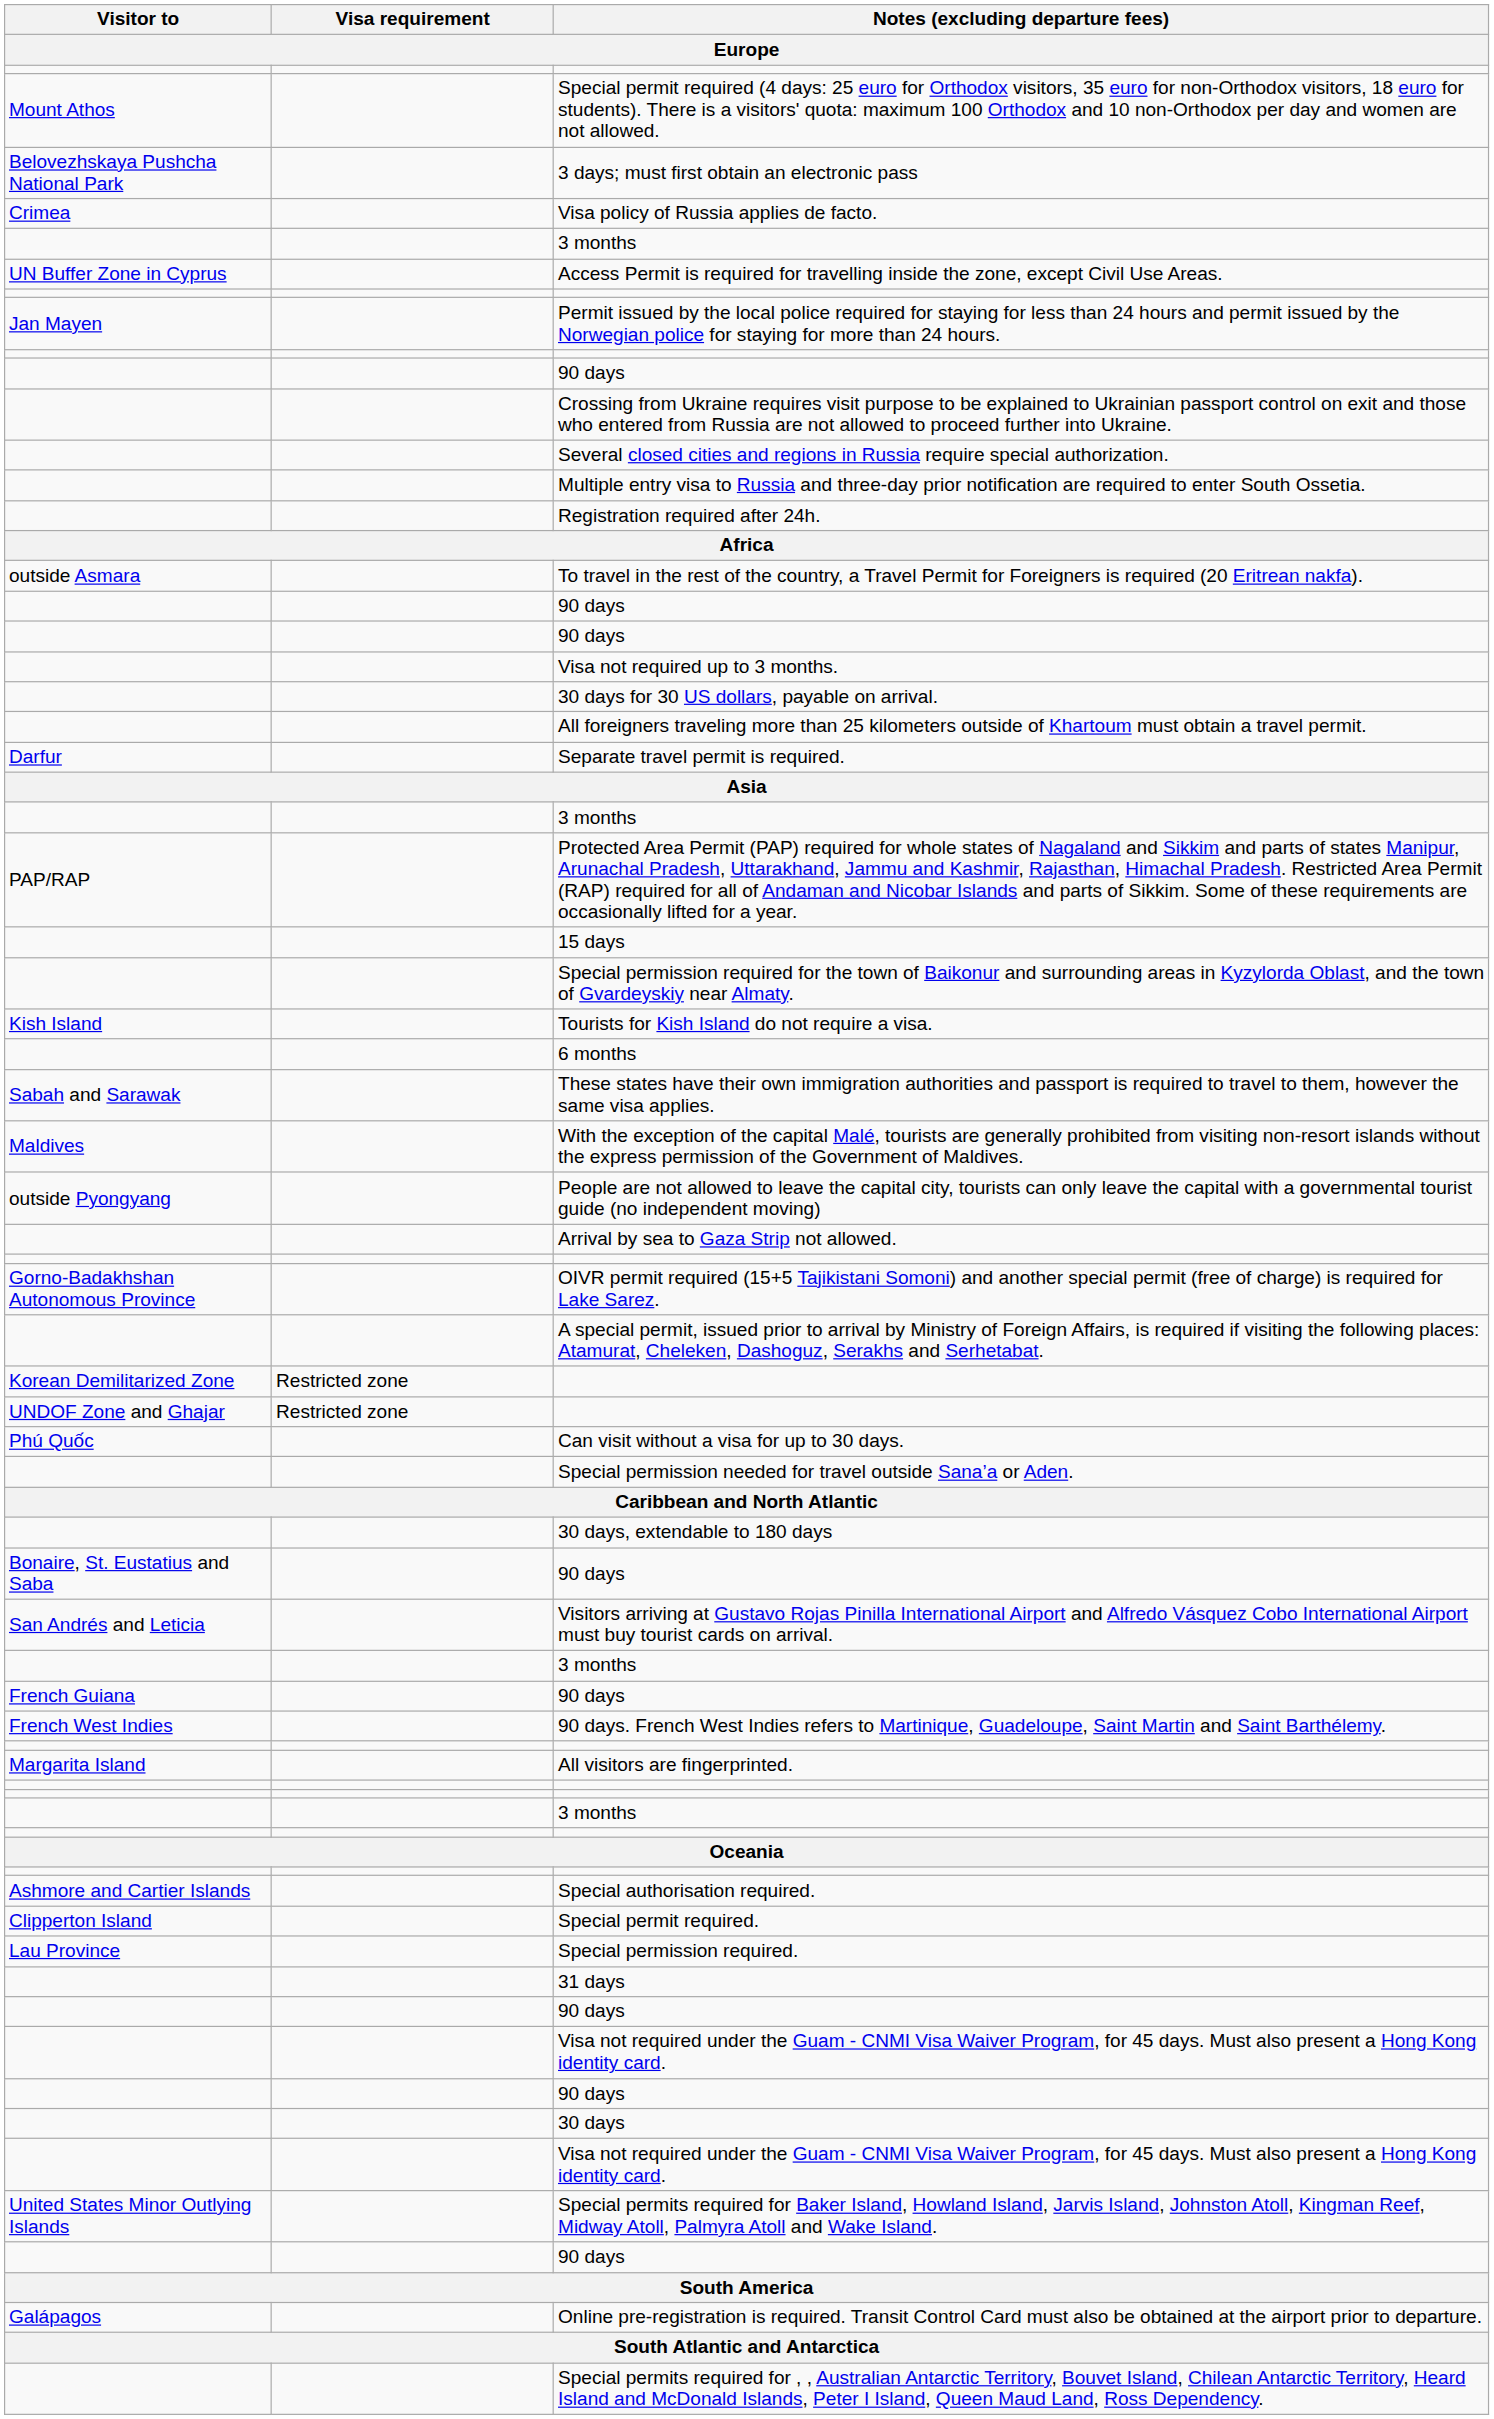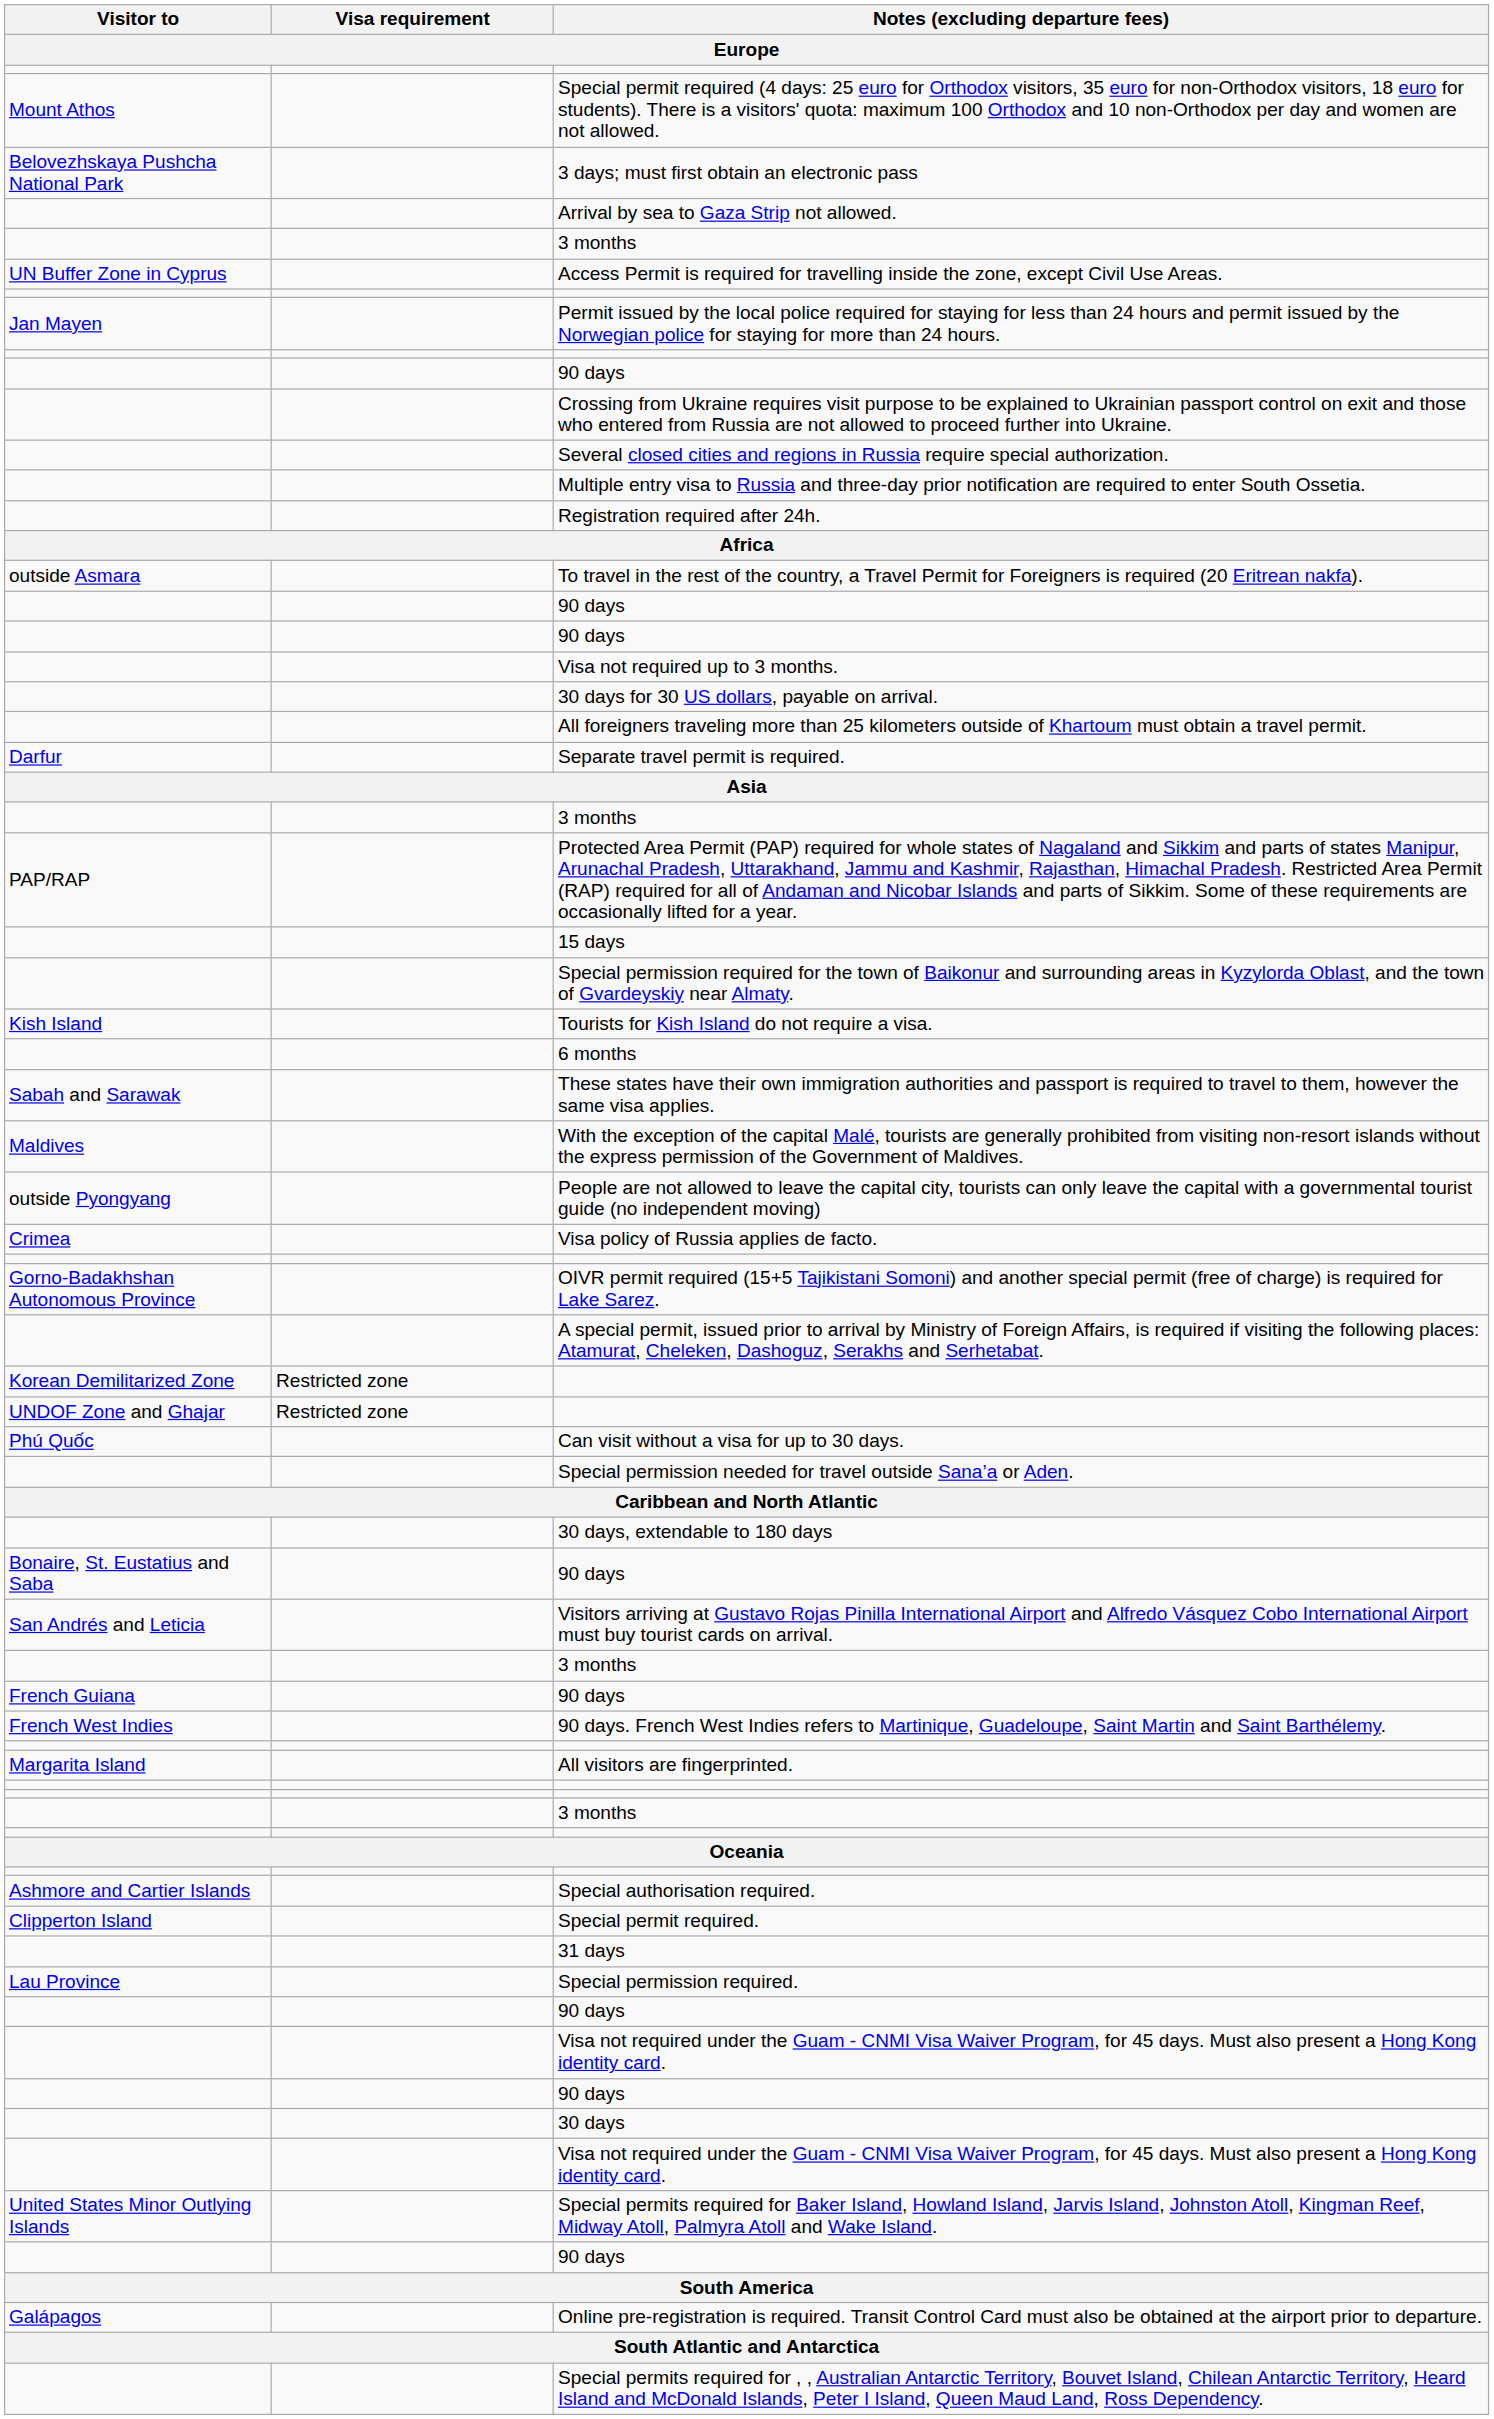rows swapped: (40, 213) <-> (138, 1239)
rows swapped: (138, 1981) <-> (65, 1951)
